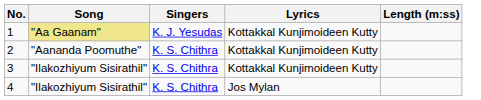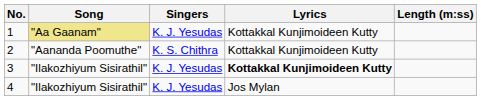(185, 69) K. S. Chithra -> (187, 69) K. J. Yesudas
(303, 69) normal -> (310, 69) bold
(185, 87) K. S. Chithra -> (187, 87) K. J. Yesudas
